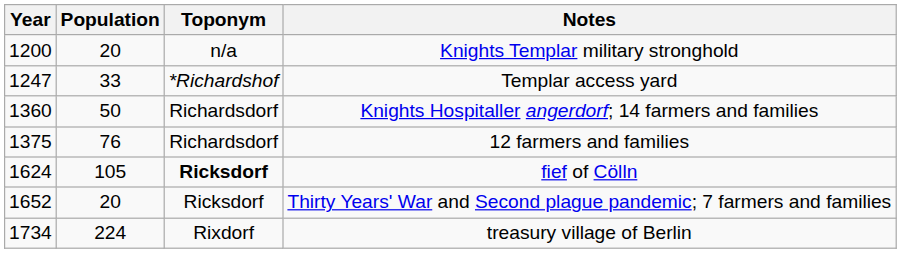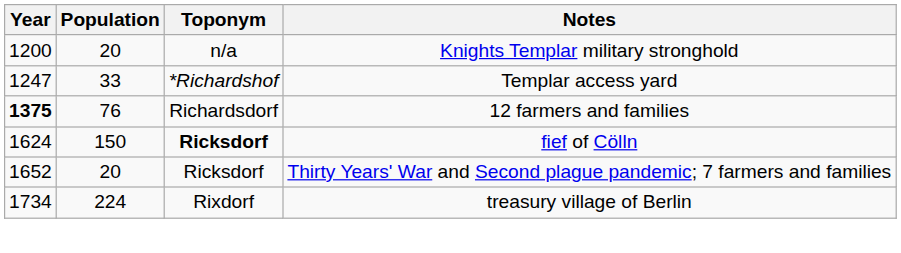- row: (589, 111)
(30, 141) normal -> (30, 111) bold
(110, 171) 105 -> (110, 141) 150
